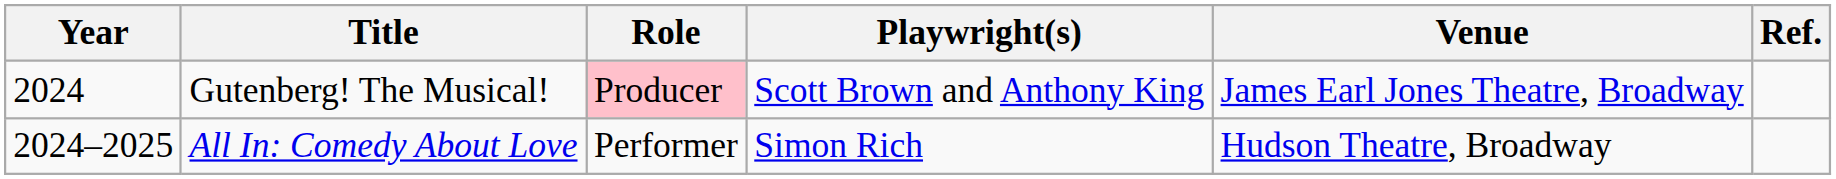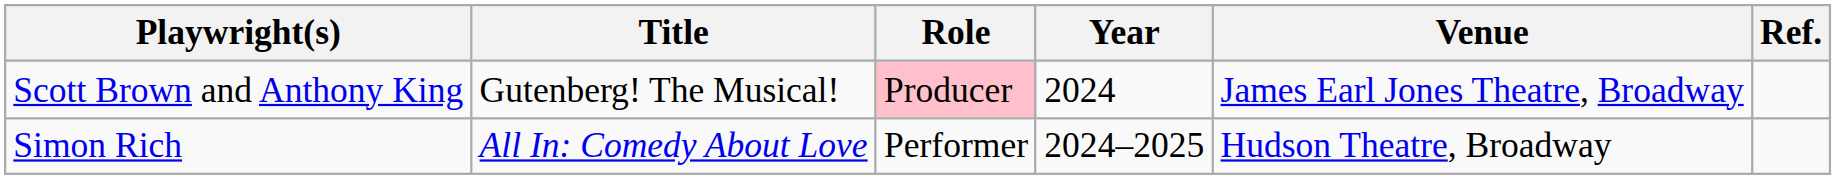columns swapped: (93, 32) <-> (979, 32)
